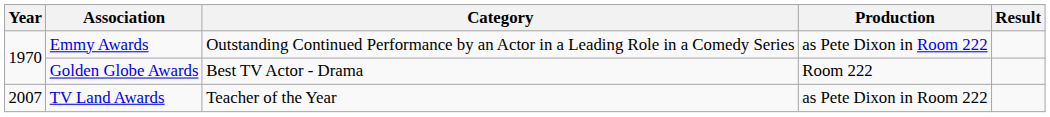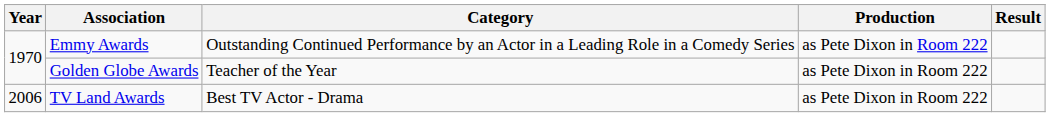(285, 71) Best TV Actor - Drama -> (271, 71) Teacher of the Year
(838, 71) Room 222 -> (895, 71) as Pete Dixon in Room 222
(25, 97) 2007 -> (25, 97) 2006
(271, 97) Teacher of the Year -> (285, 97) Best TV Actor - Drama
